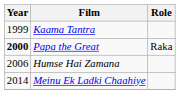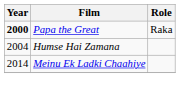- row: (64, 30)
(18, 64) 2006 -> (18, 47) 2004
